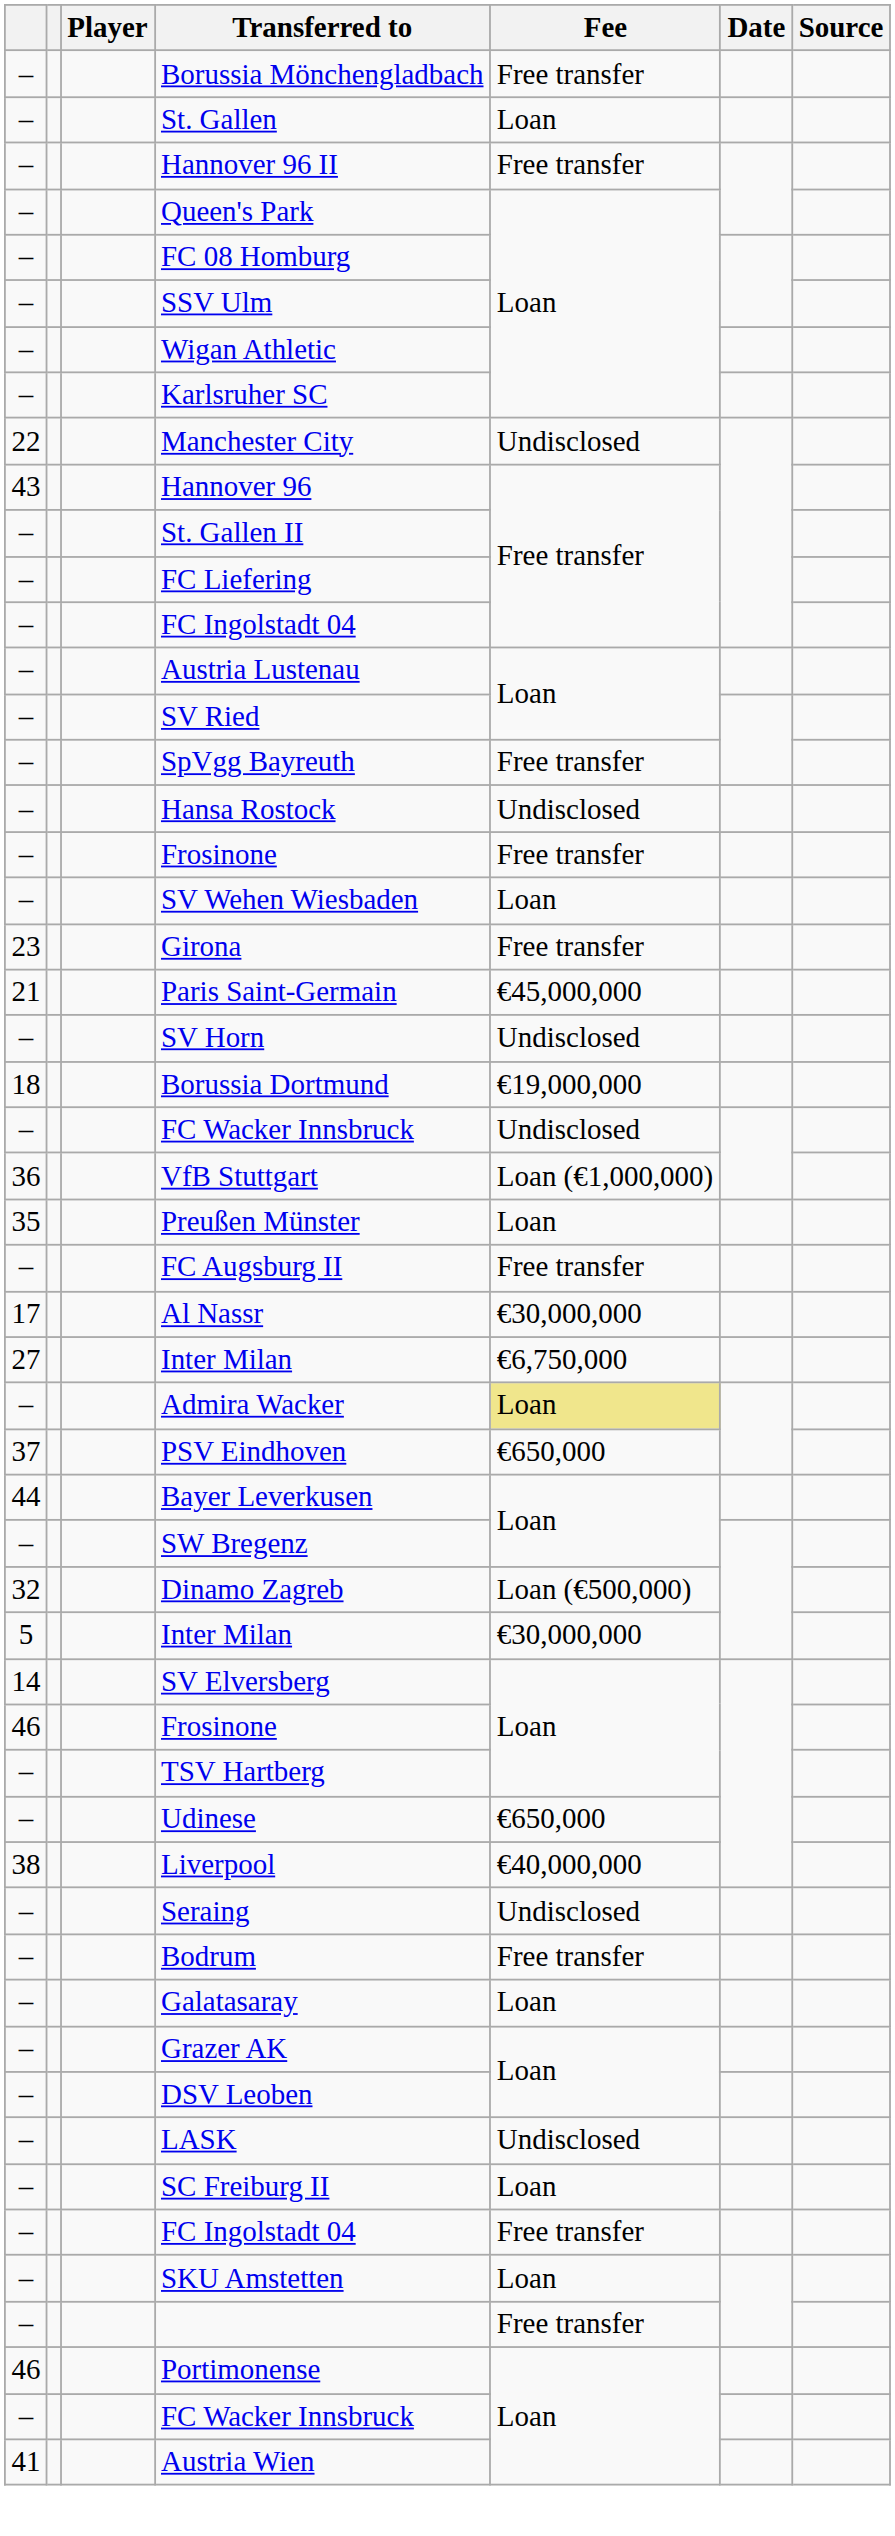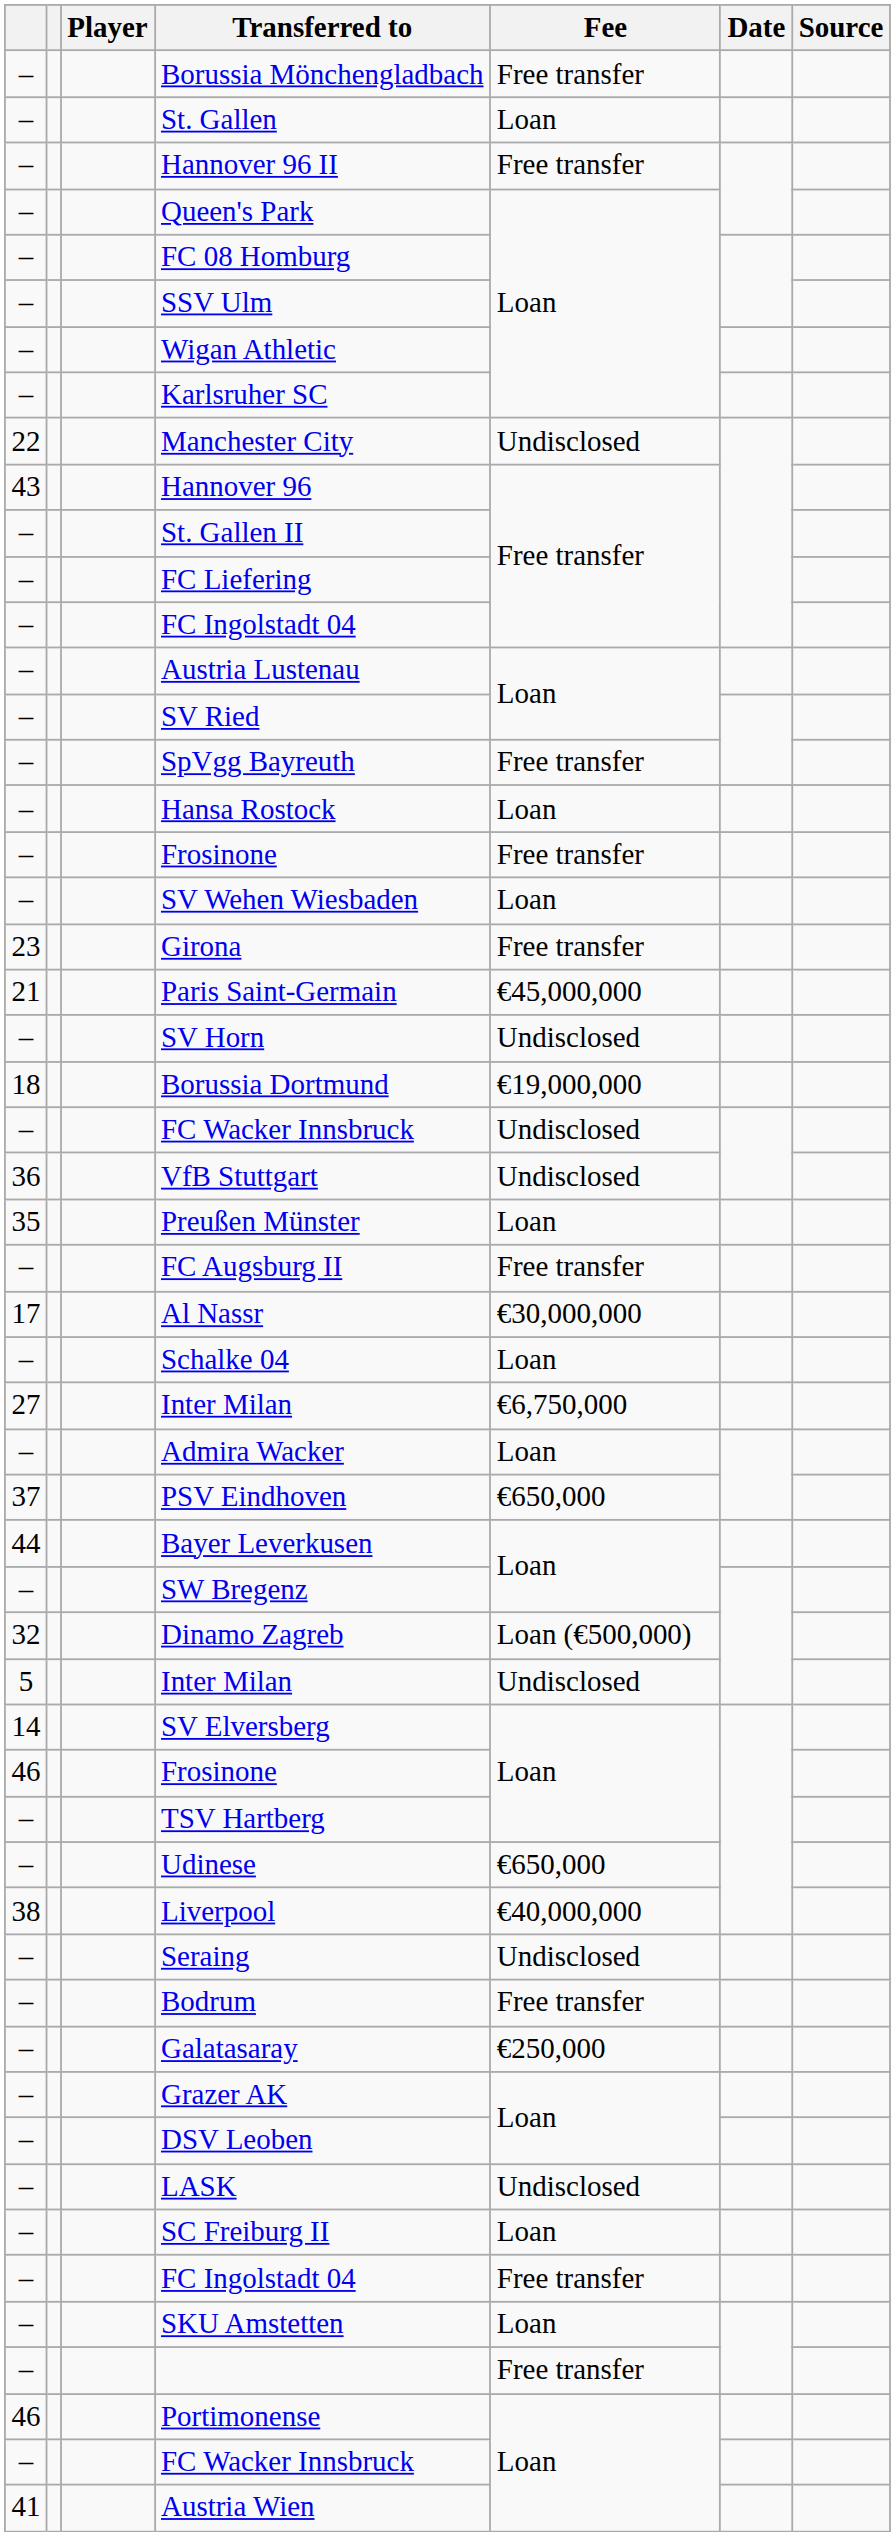(568, 808) Undisclosed -> (527, 808) Loan
(605, 1175) Loan (€1,000,000) -> (568, 1175) Undisclosed
+ row: (26, 1359)
(527, 1405) khaki background -> (527, 1451) no background
(569, 1634) €30,000,000 -> (568, 1680) Undisclosed
(527, 2002) Loan -> (551, 2048) €250,000
